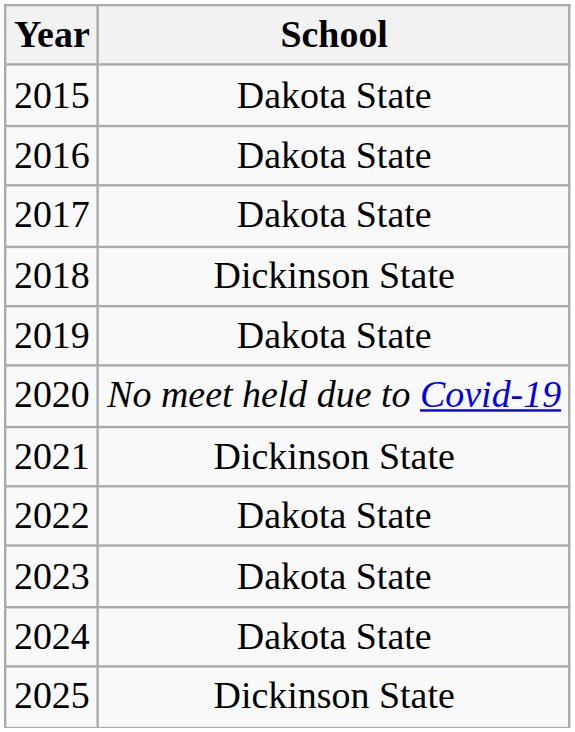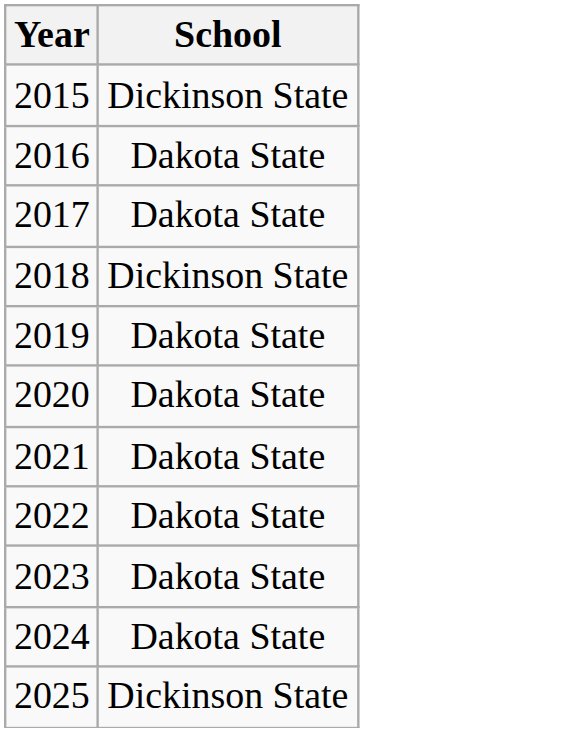(334, 94) Dakota State -> (228, 94) Dickinson State
(334, 395) No meet held due to Covid-19 -> (228, 395) Dakota State
(334, 455) Dickinson State -> (228, 455) Dakota State
